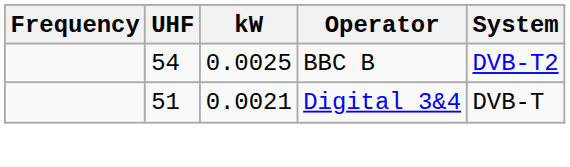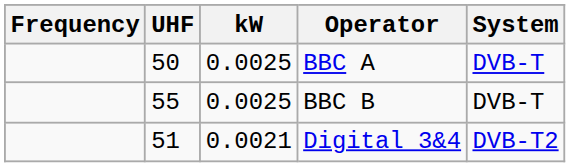+ row: (339, 63)
(166, 63) 54 -> (166, 102) 55
(516, 63) DVB-T2 -> (508, 102) DVB-T
(508, 102) DVB-T -> (516, 141) DVB-T2
